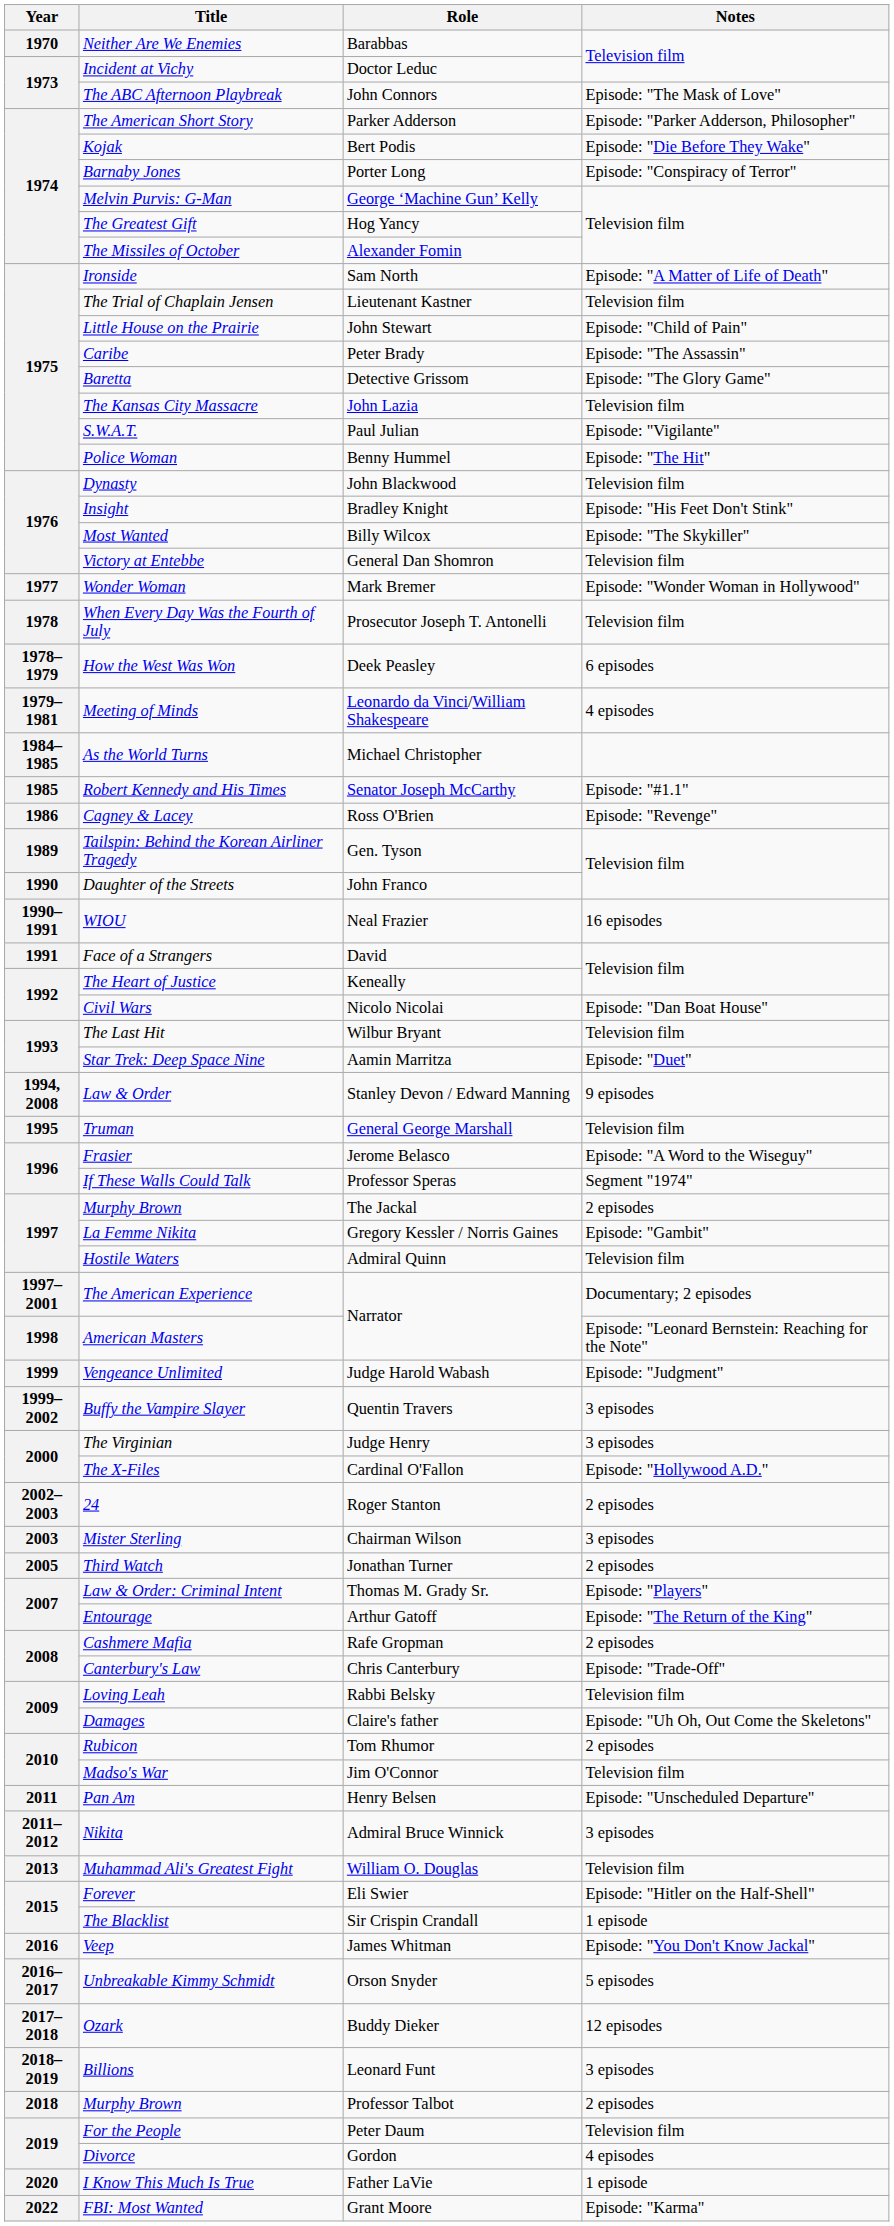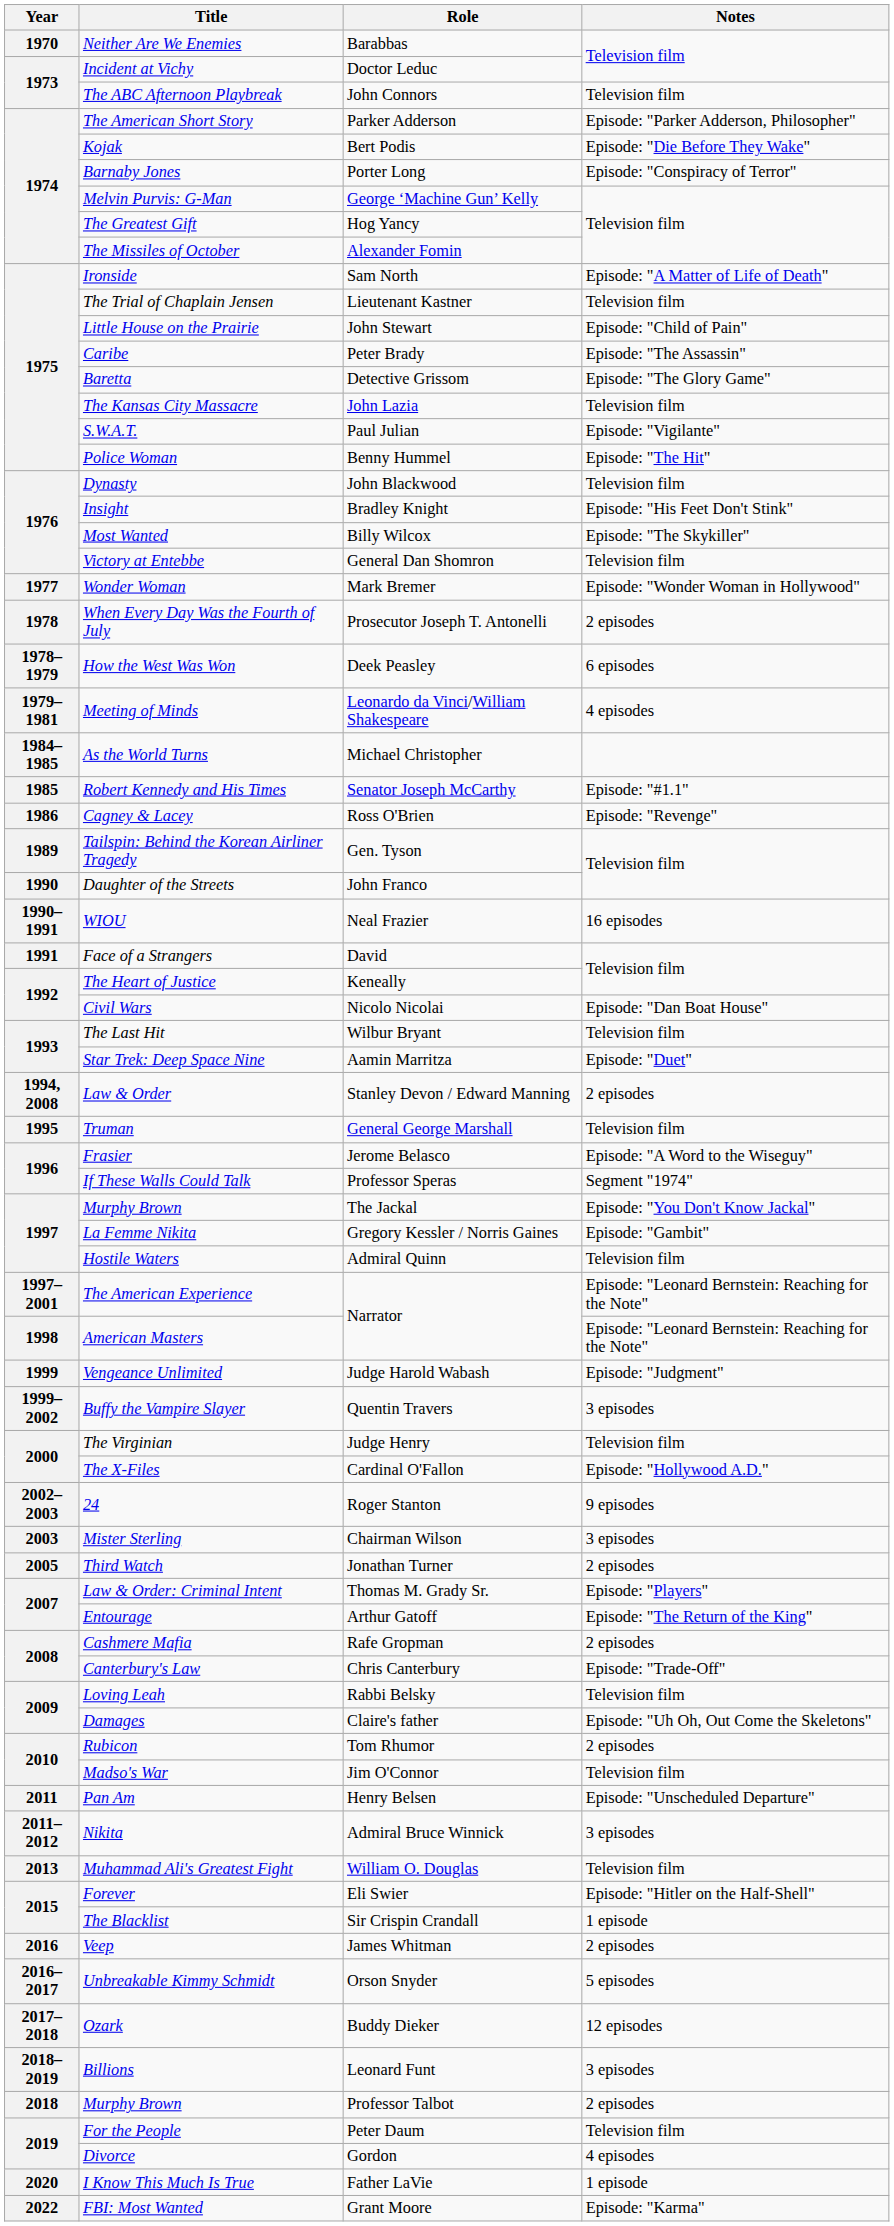(683, 95) Episode: "The Mask of Love" -> (635, 95) Television film
(635, 621) Television film -> (620, 621) 2 episodes
(620, 1094) 9 episodes -> (620, 1094) 2 episodes
(620, 1207) 2 episodes -> (700, 1207) Episode: "You Don't Know Jackal"
(668, 1293) Documentary; 2 episodes -> (727, 1293) Episode: "Leonard Bernstein: Reaching for the Note"
(620, 1443) 3 episodes -> (635, 1443) Television film
(620, 1504) 2 episodes -> (620, 1504) 9 episodes
(700, 1946) Episode: "You Don't Know Jackal" -> (620, 1946) 2 episodes
